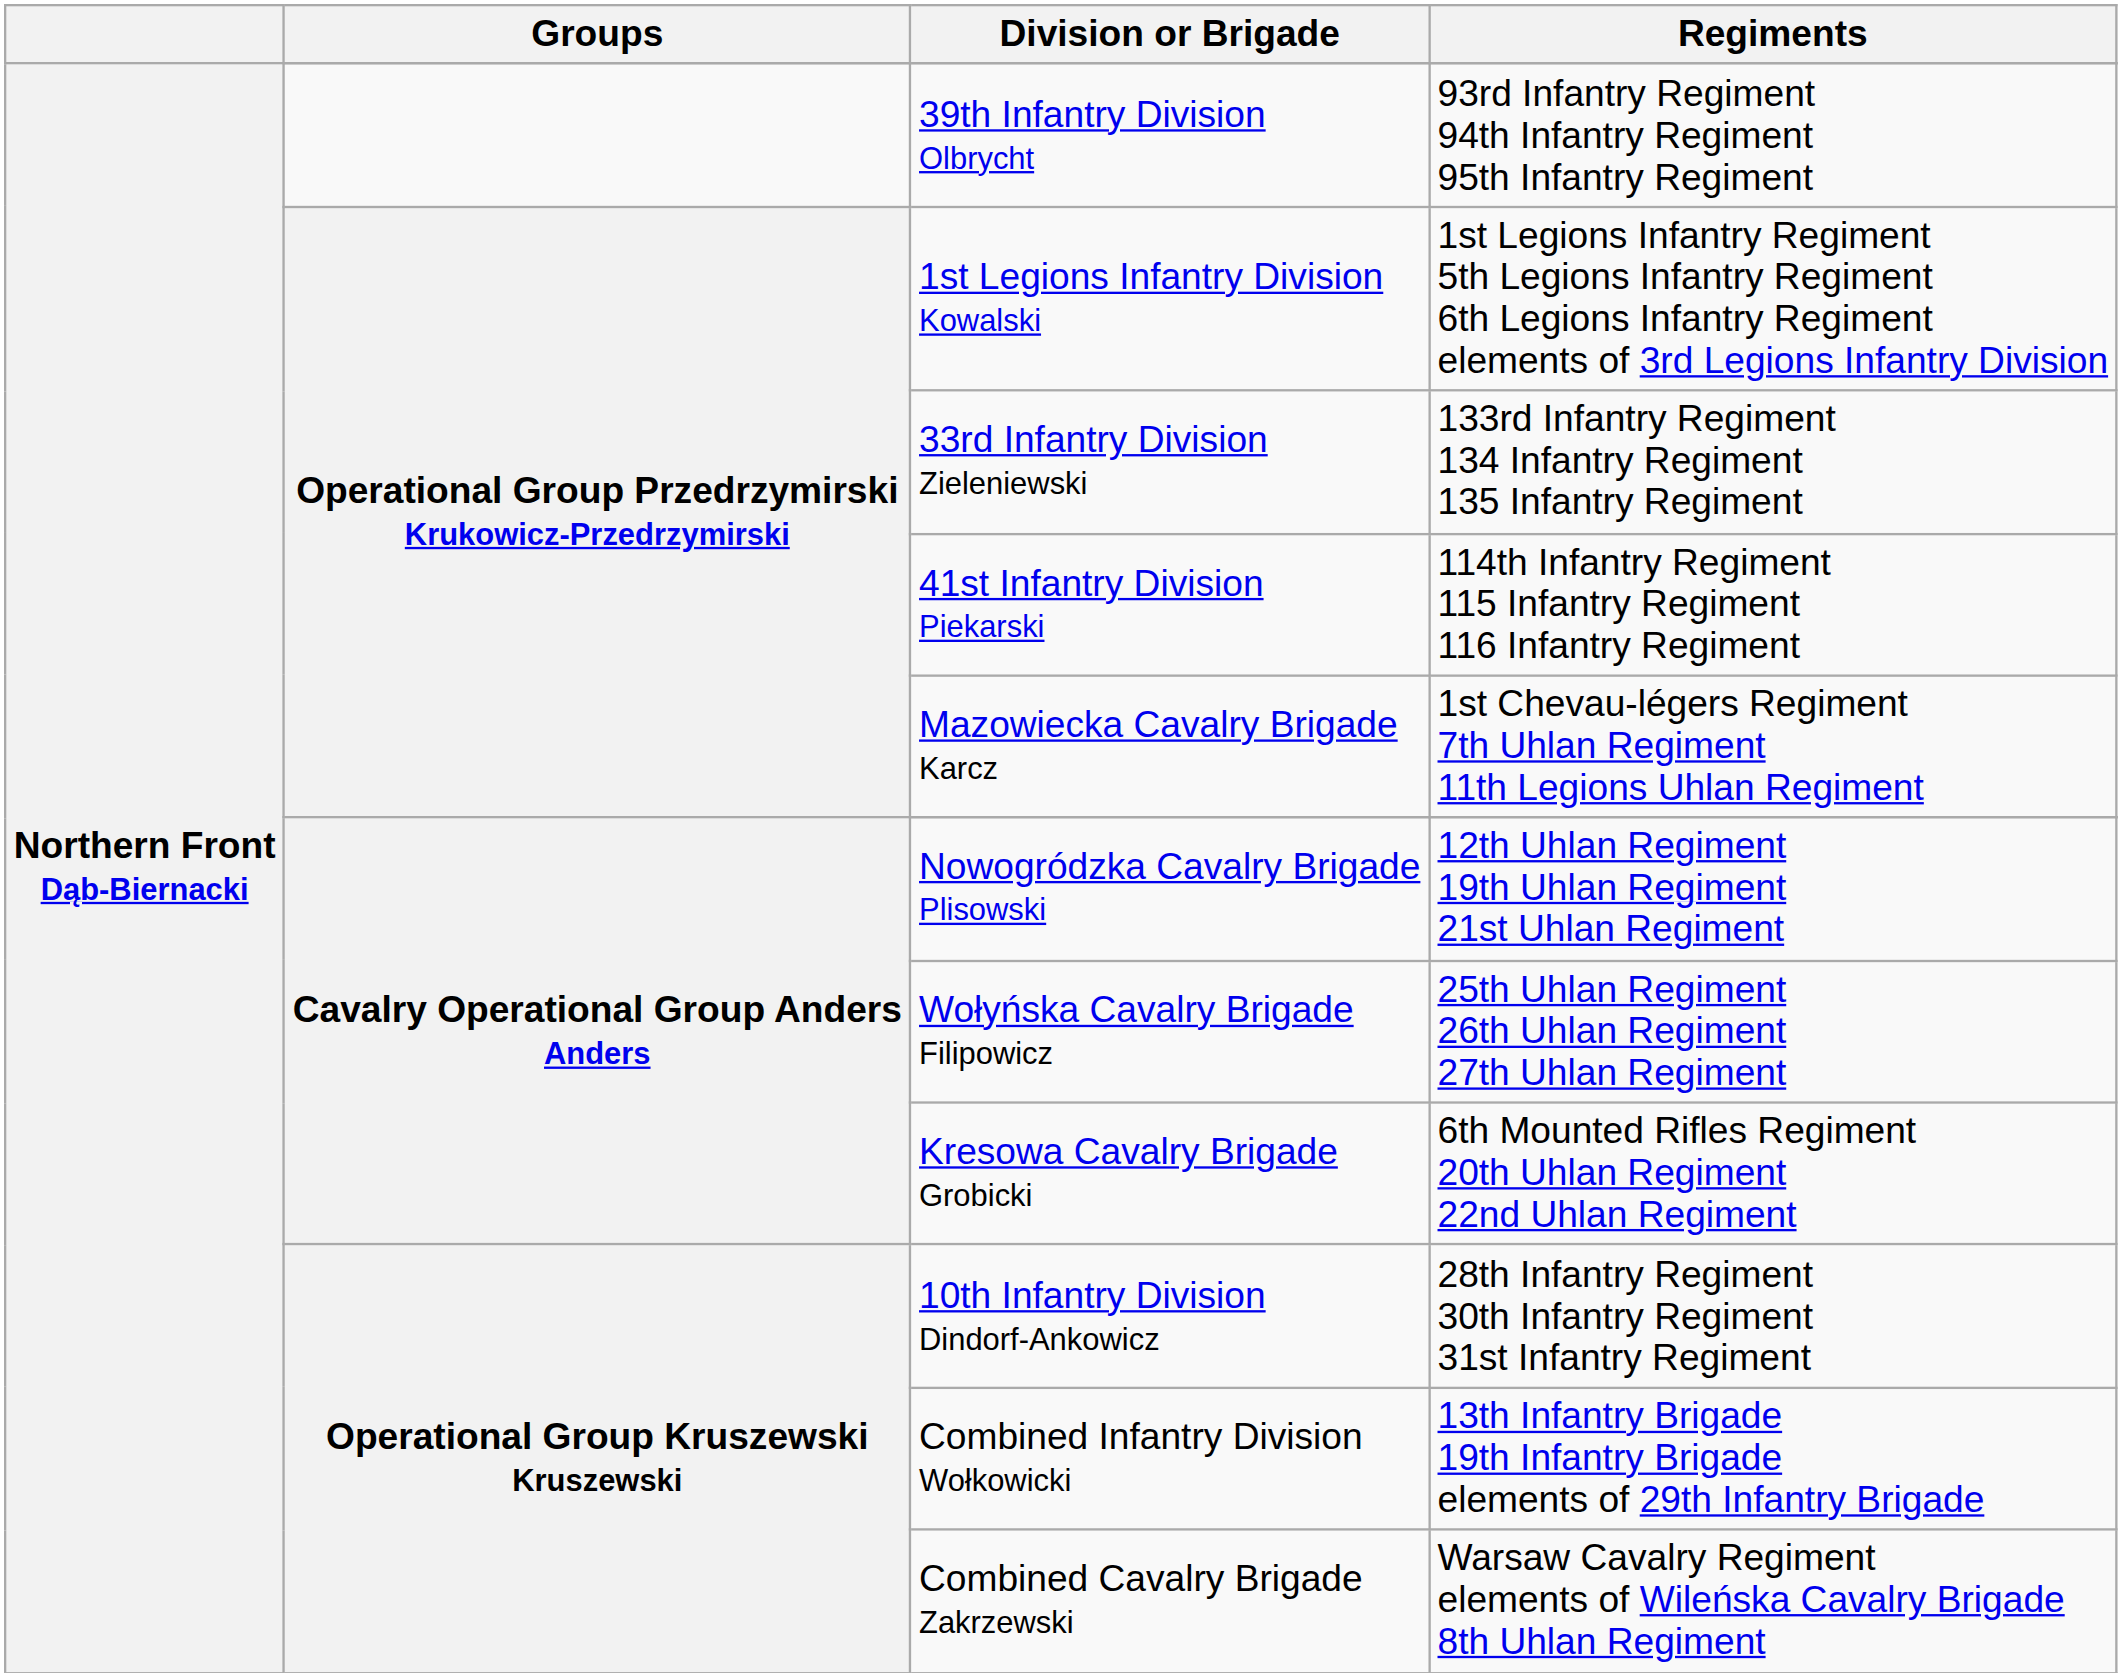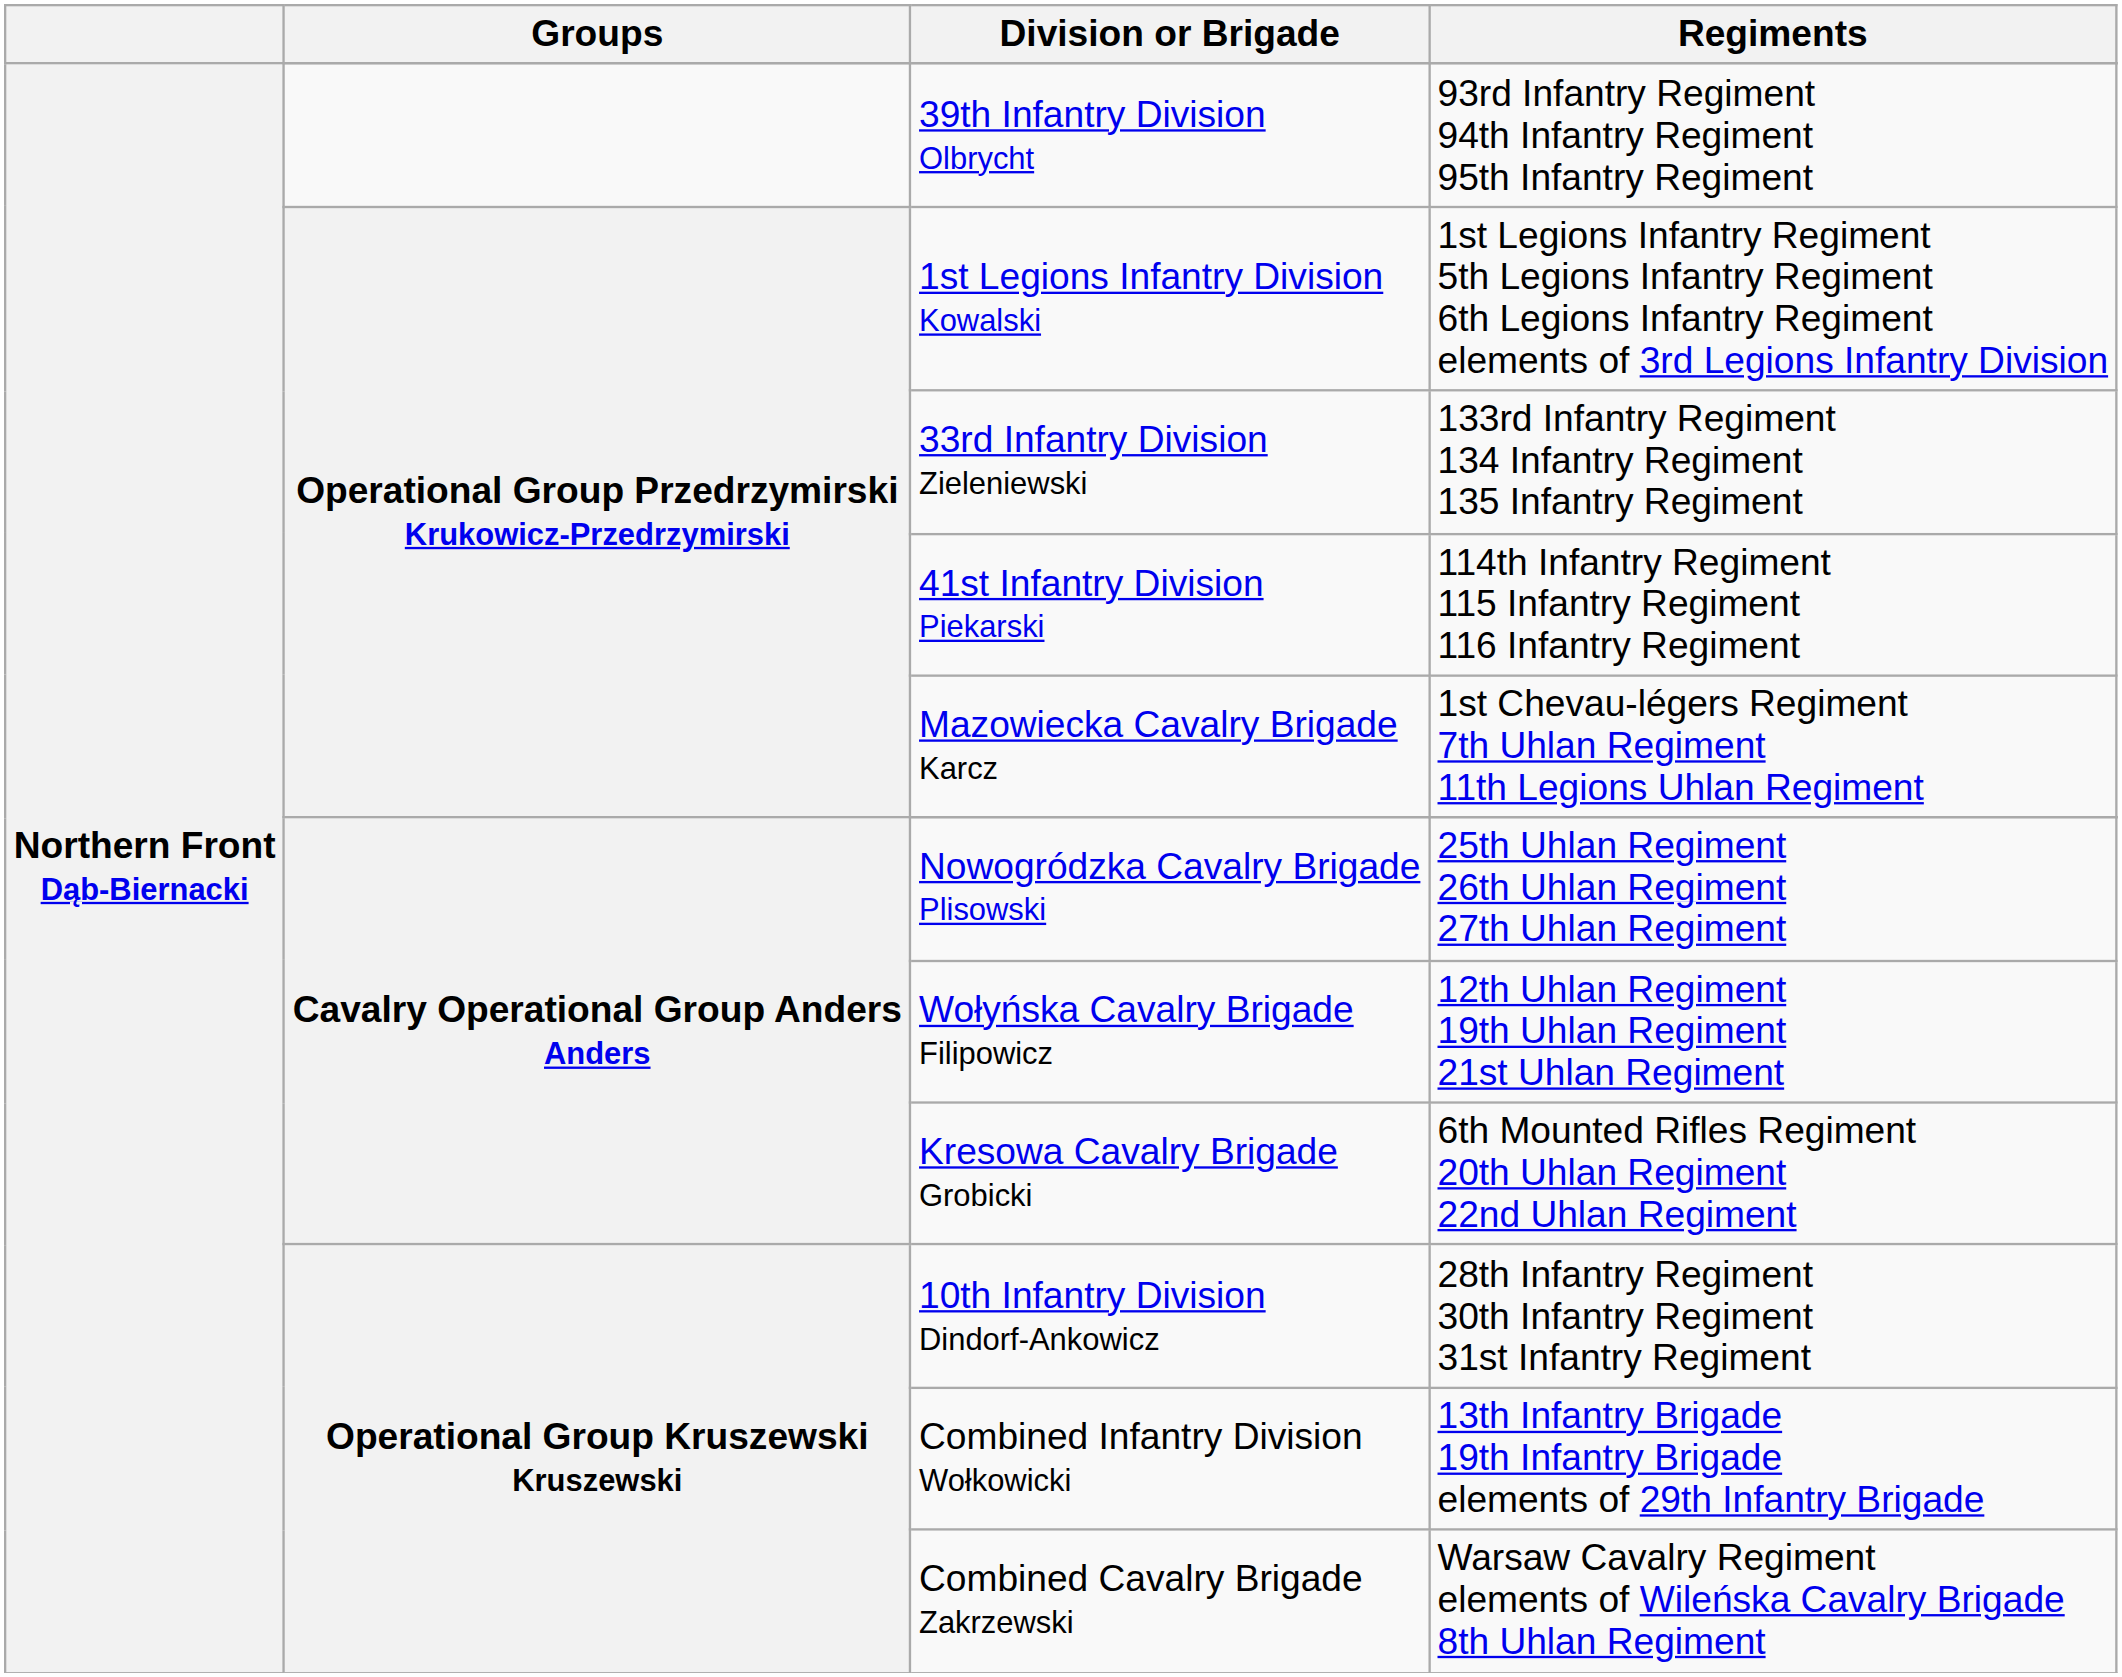(1612, 888) 12th Uhlan Regiment 19th Uhlan Regiment 21st Uhlan Regiment -> (1612, 888) 25th Uhlan Regiment 26th Uhlan Regiment 27th Uhlan Regiment
(1612, 1030) 25th Uhlan Regiment 26th Uhlan Regiment 27th Uhlan Regiment -> (1612, 1030) 12th Uhlan Regiment 19th Uhlan Regiment 21st Uhlan Regiment
